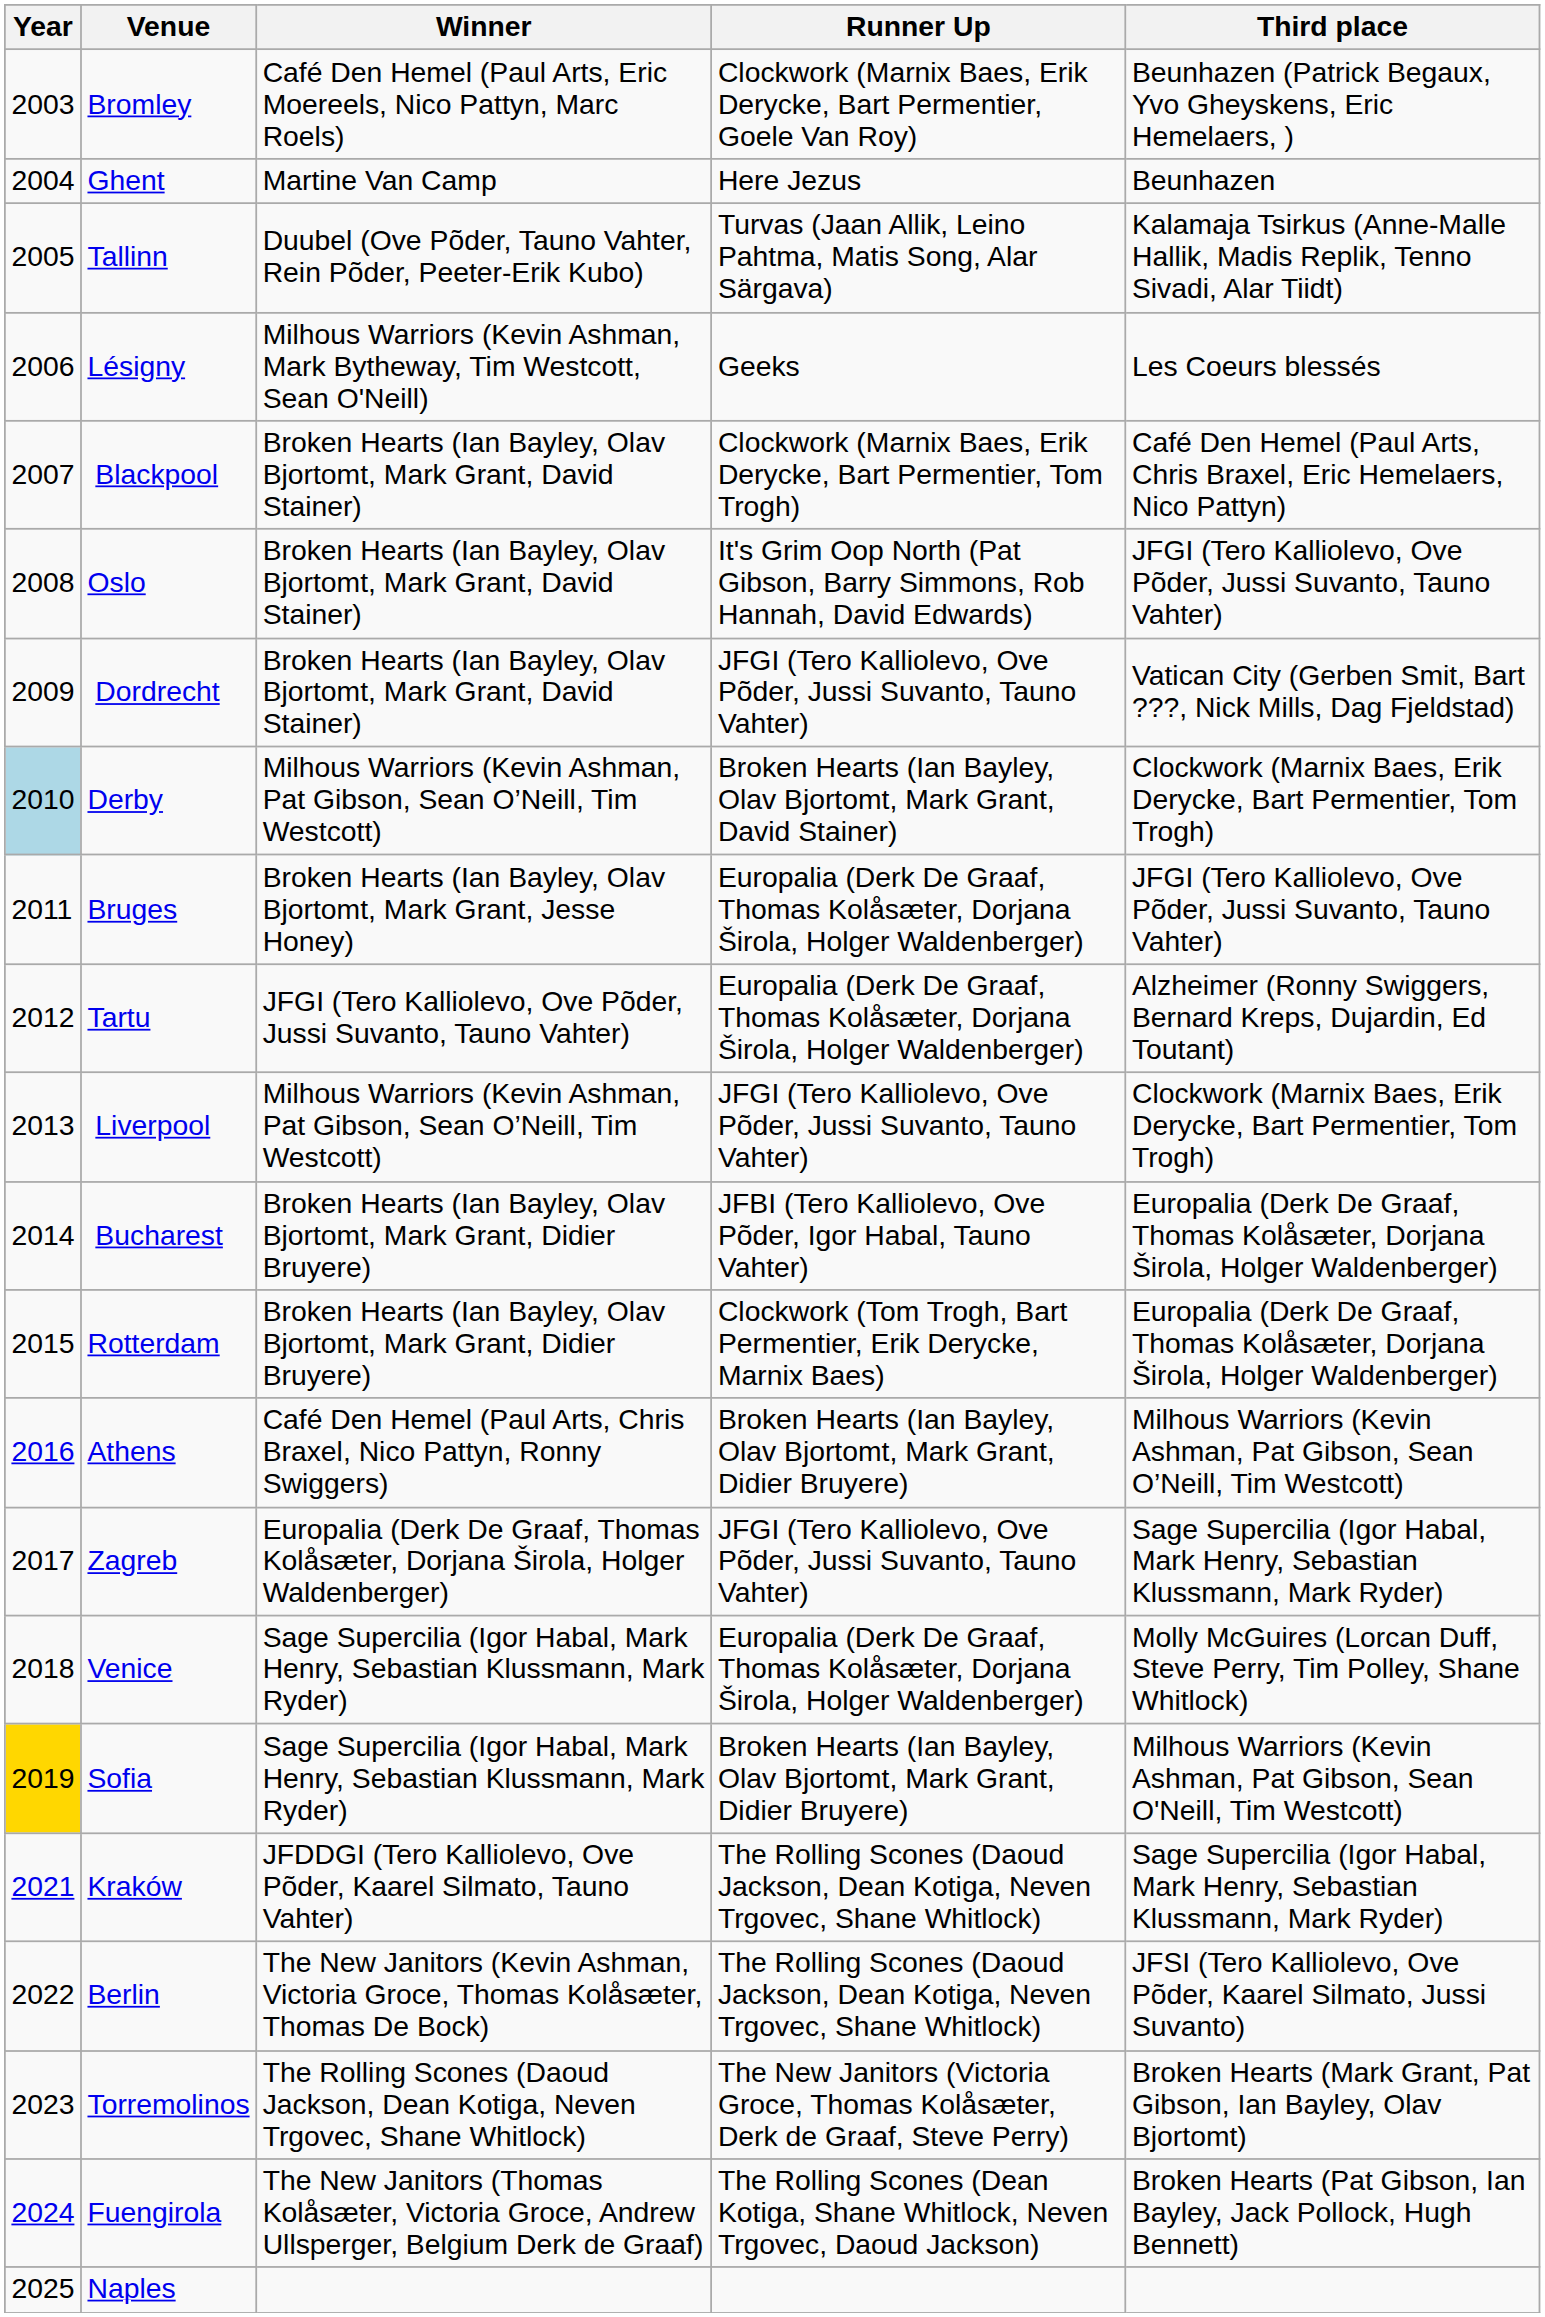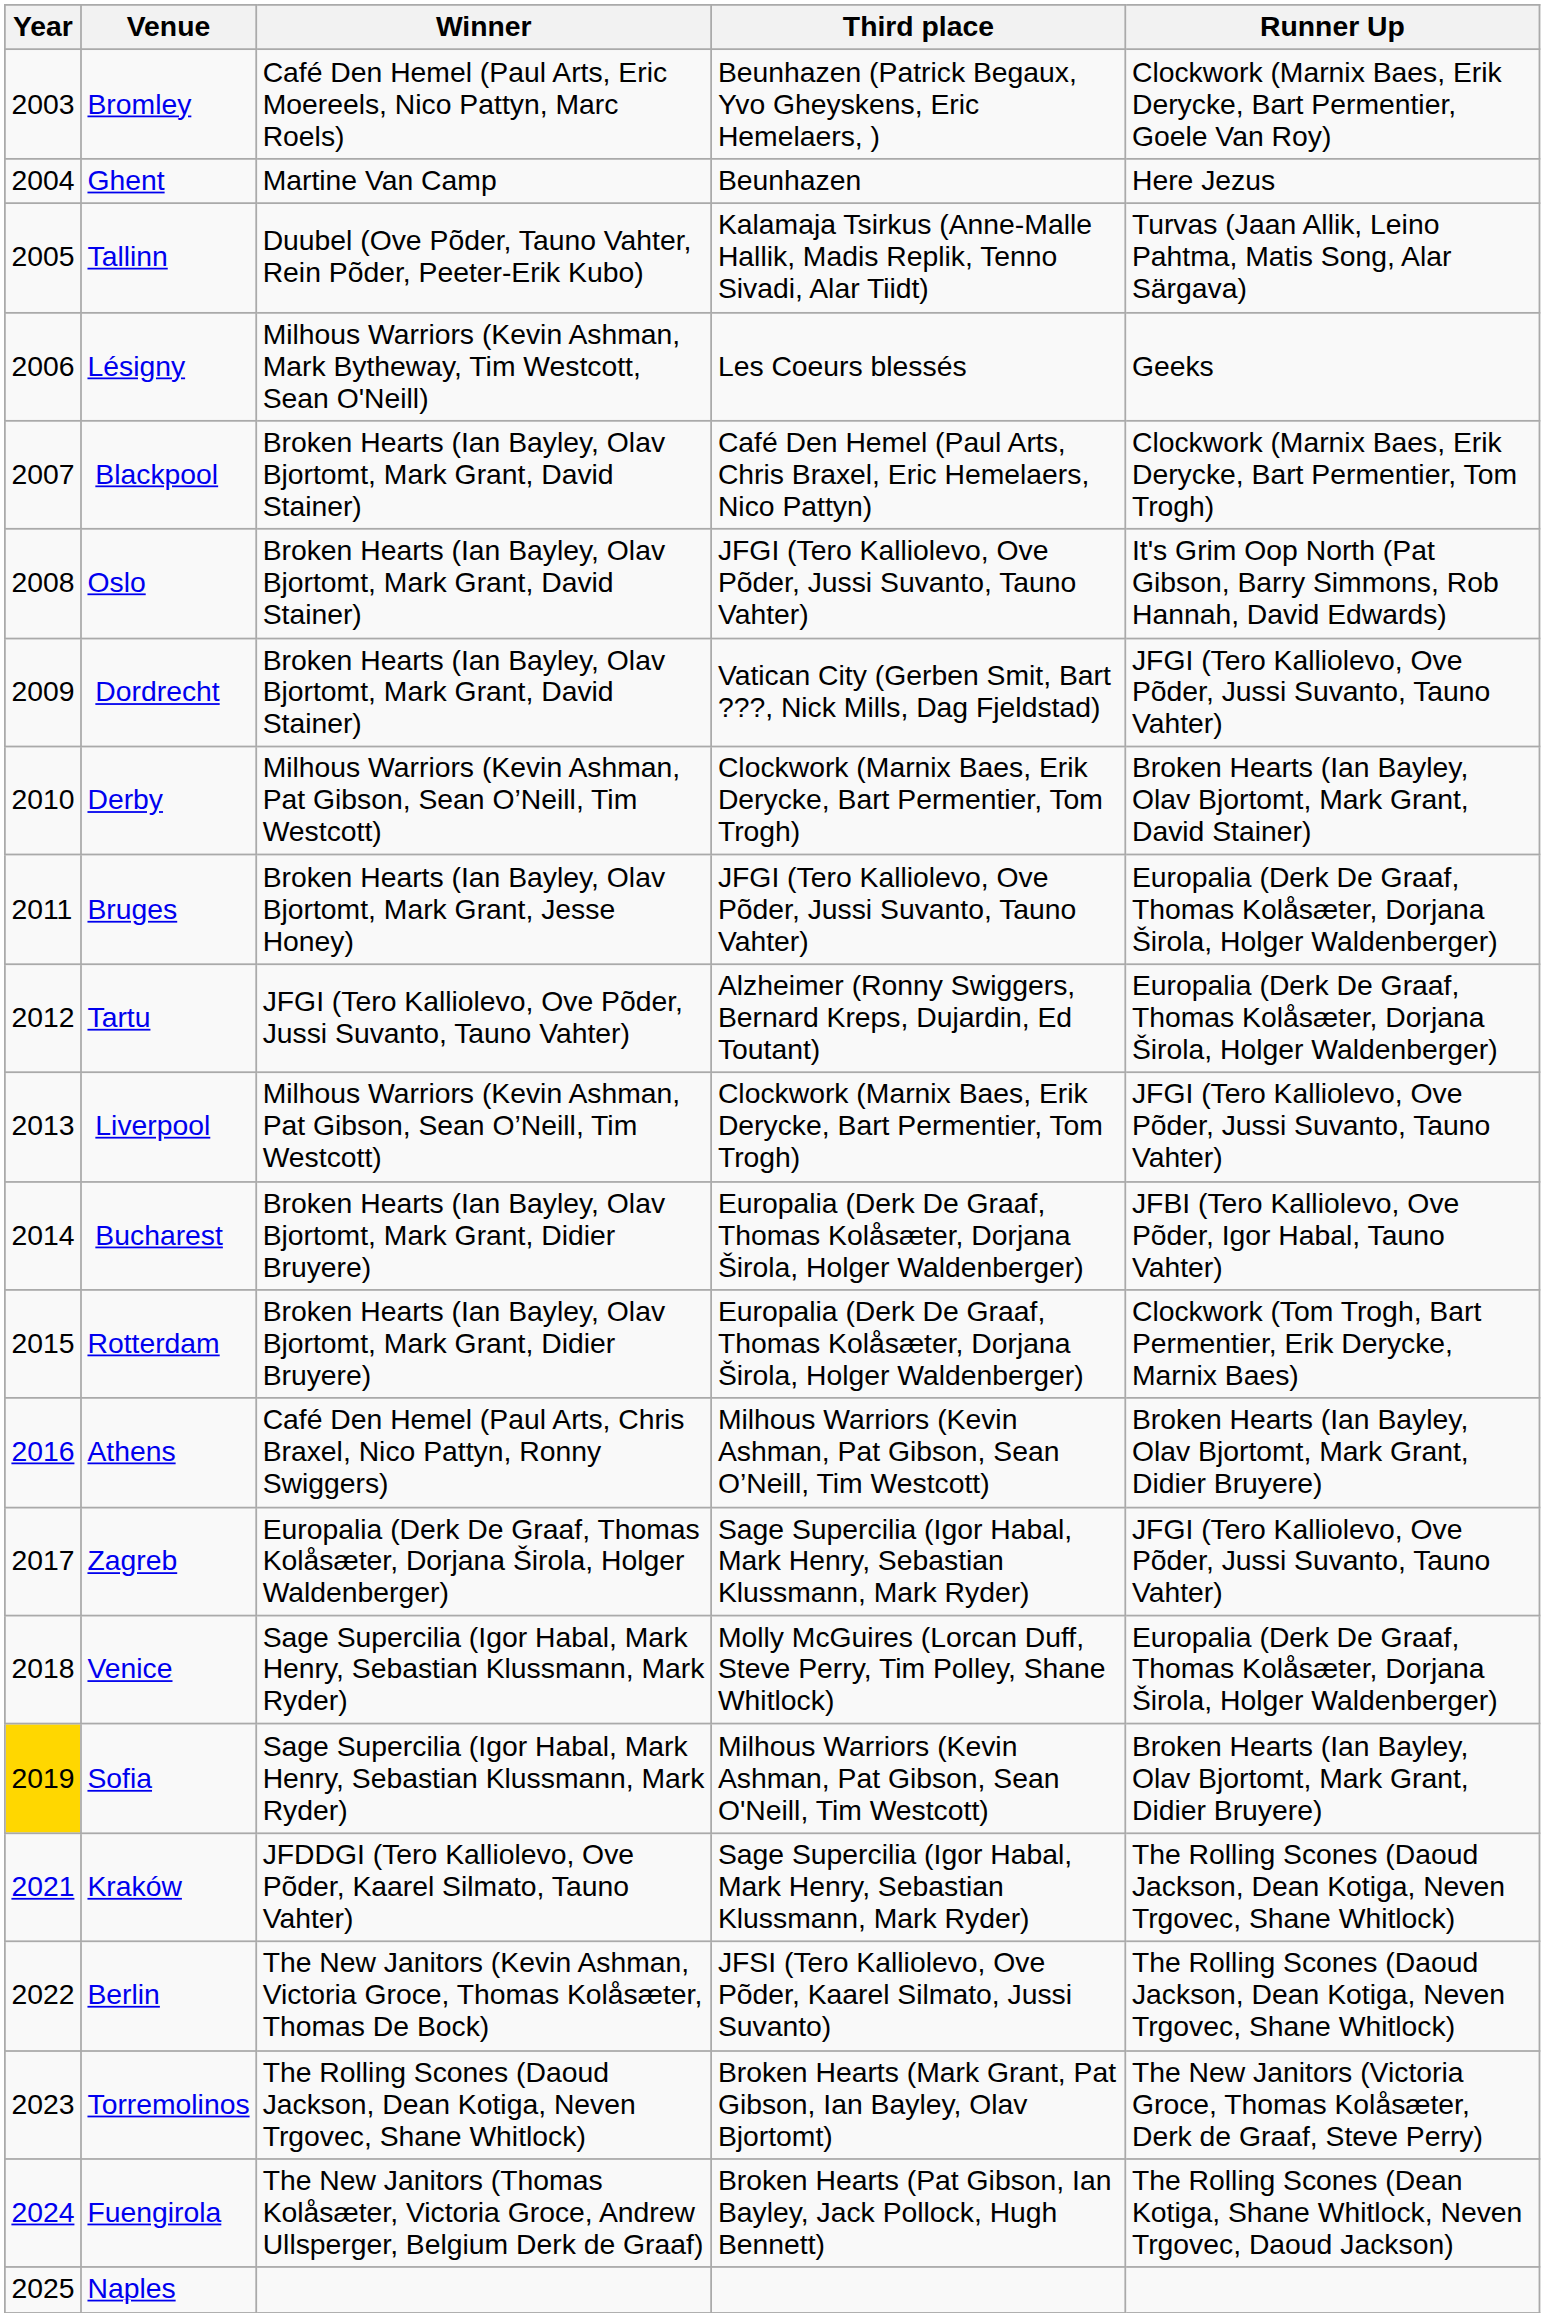columns swapped: (918, 26) <-> (1332, 26)
(43, 800) lightblue background -> (43, 800) no background
